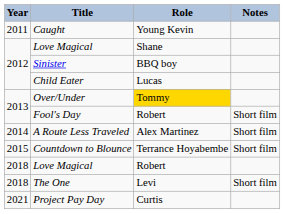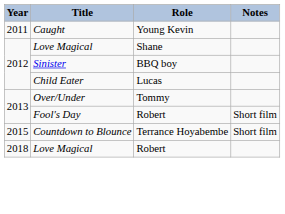(153, 98) gold background -> (153, 98) no background
- row: (18, 132)
- row: (18, 183)
- row: (18, 200)
